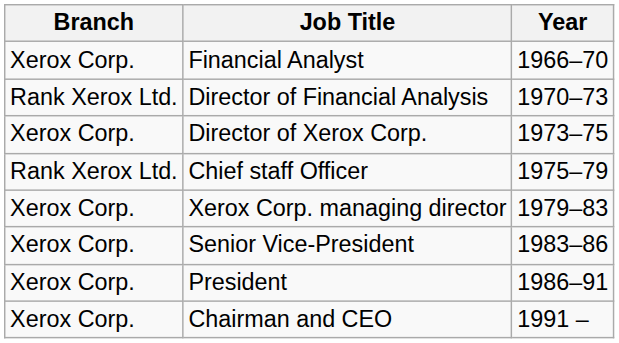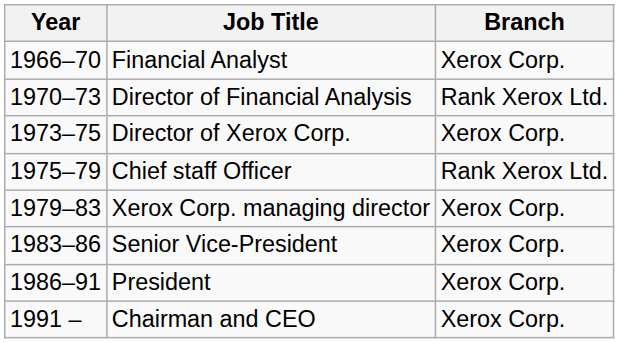columns swapped: (563, 23) <-> (94, 23)
